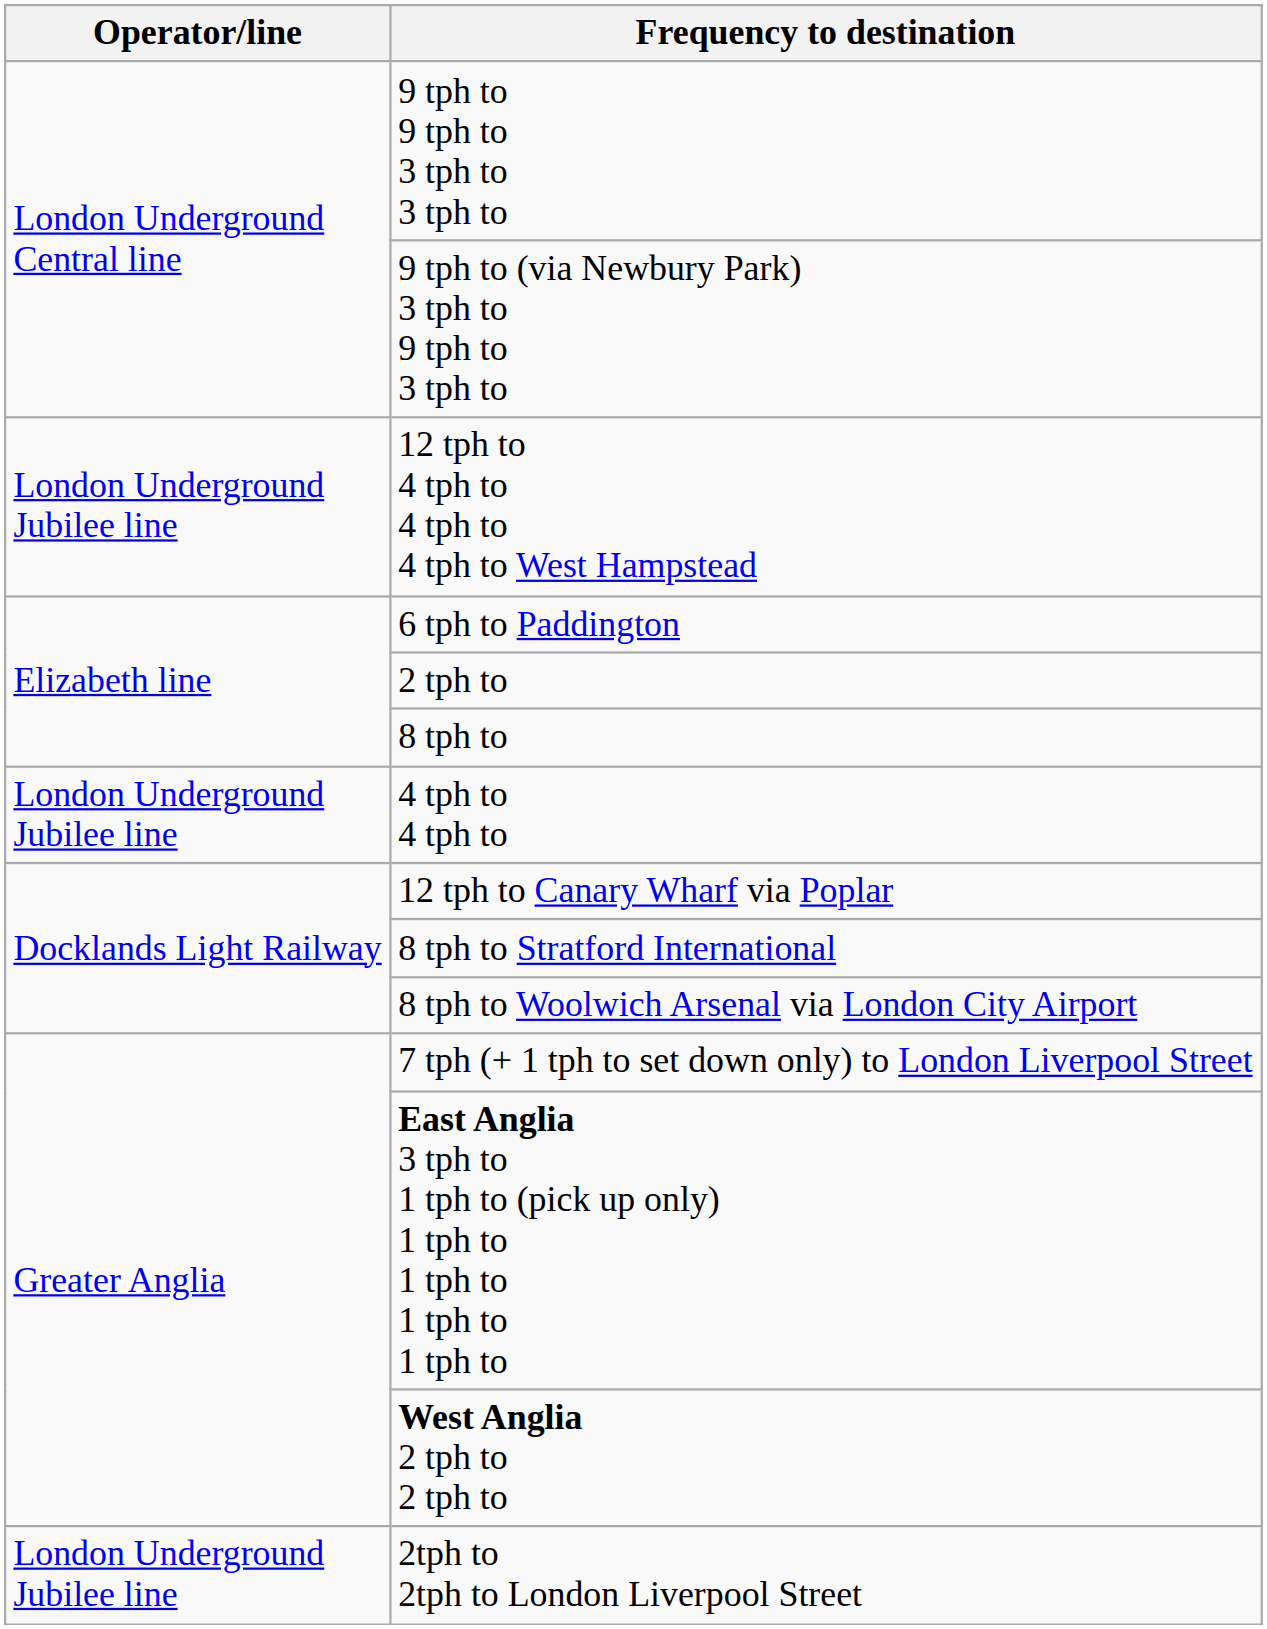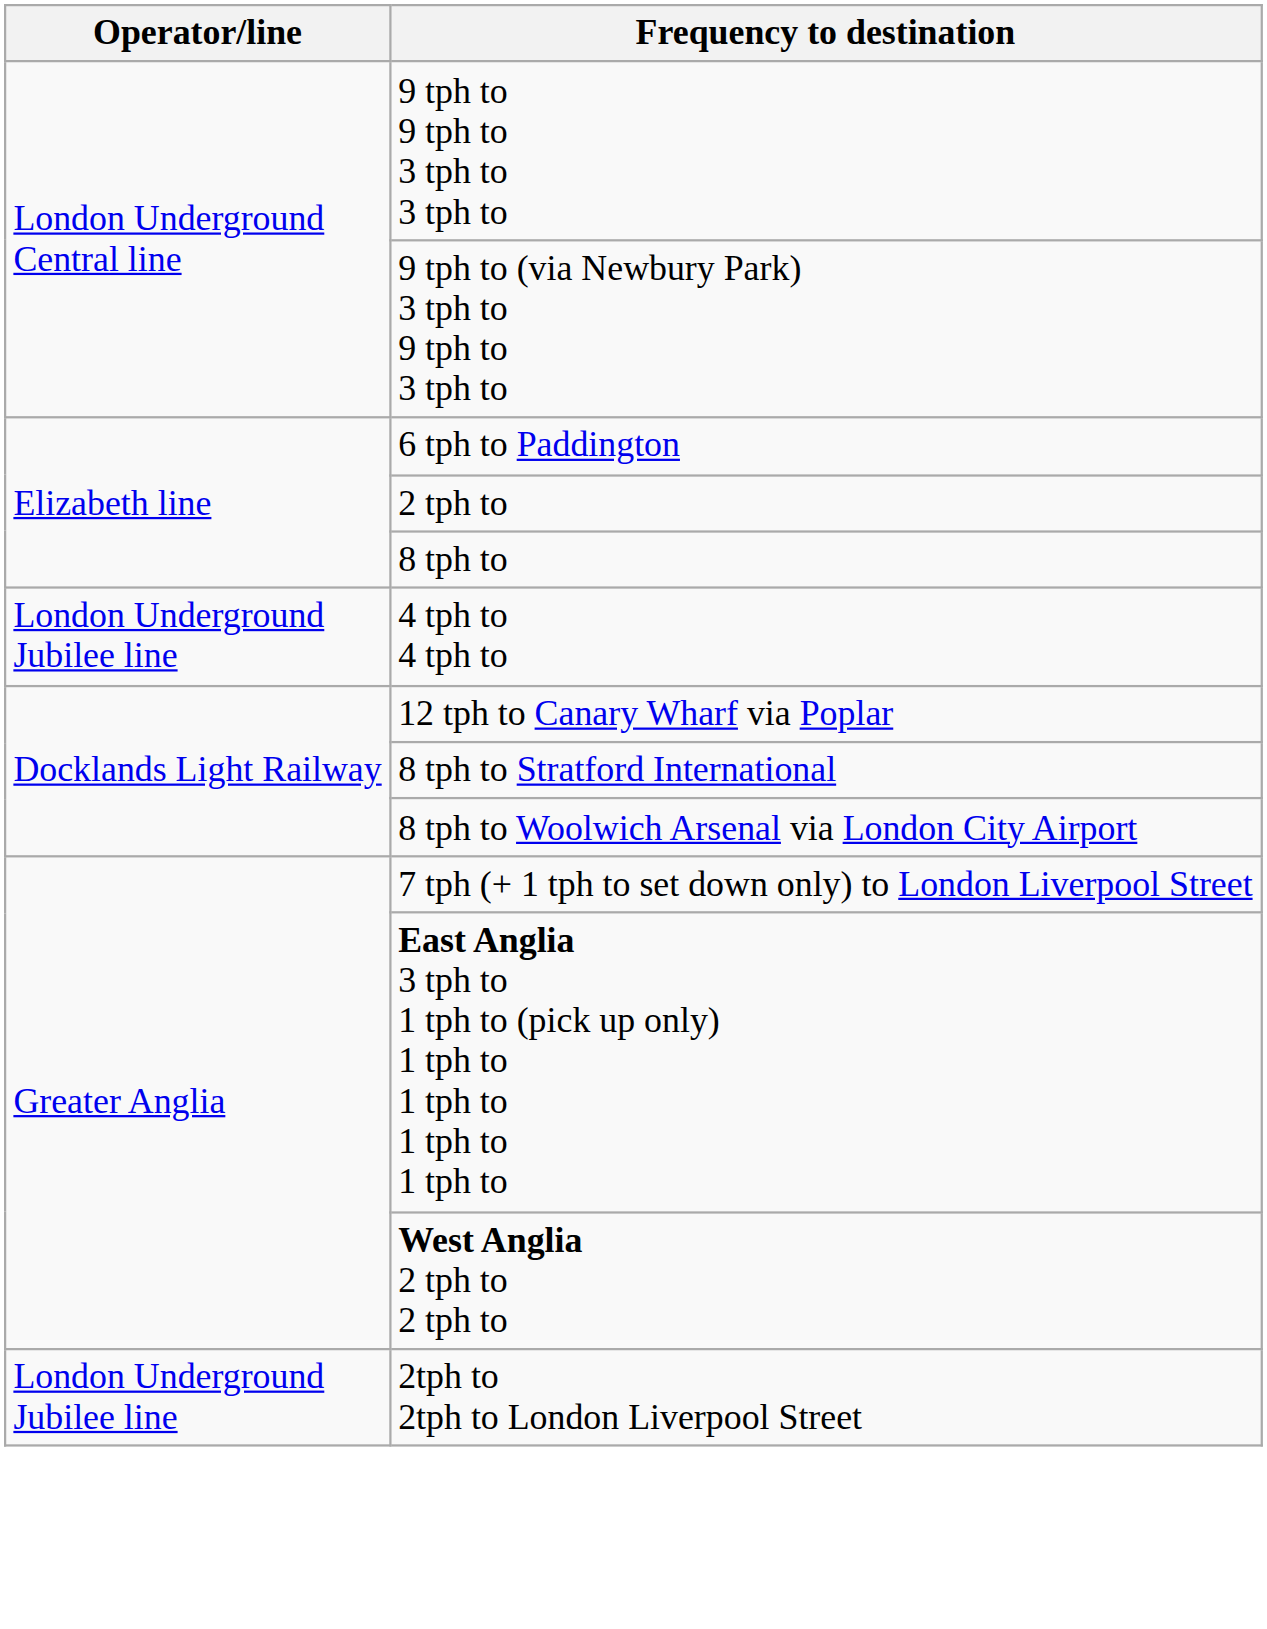- row: (578, 505)
